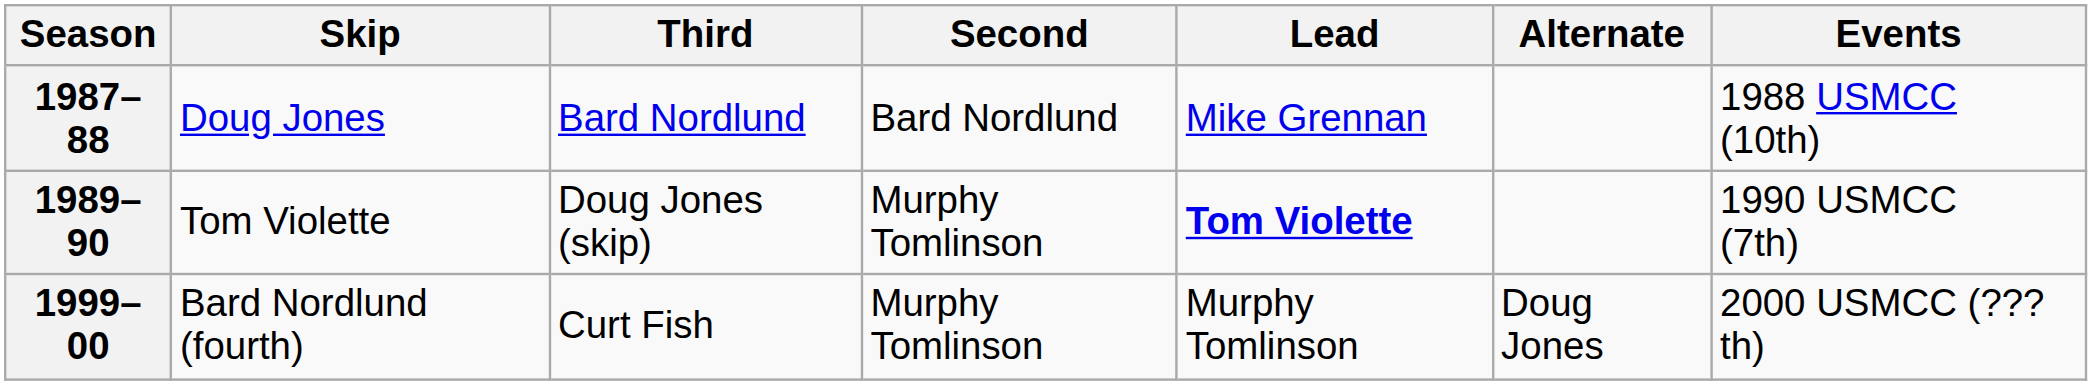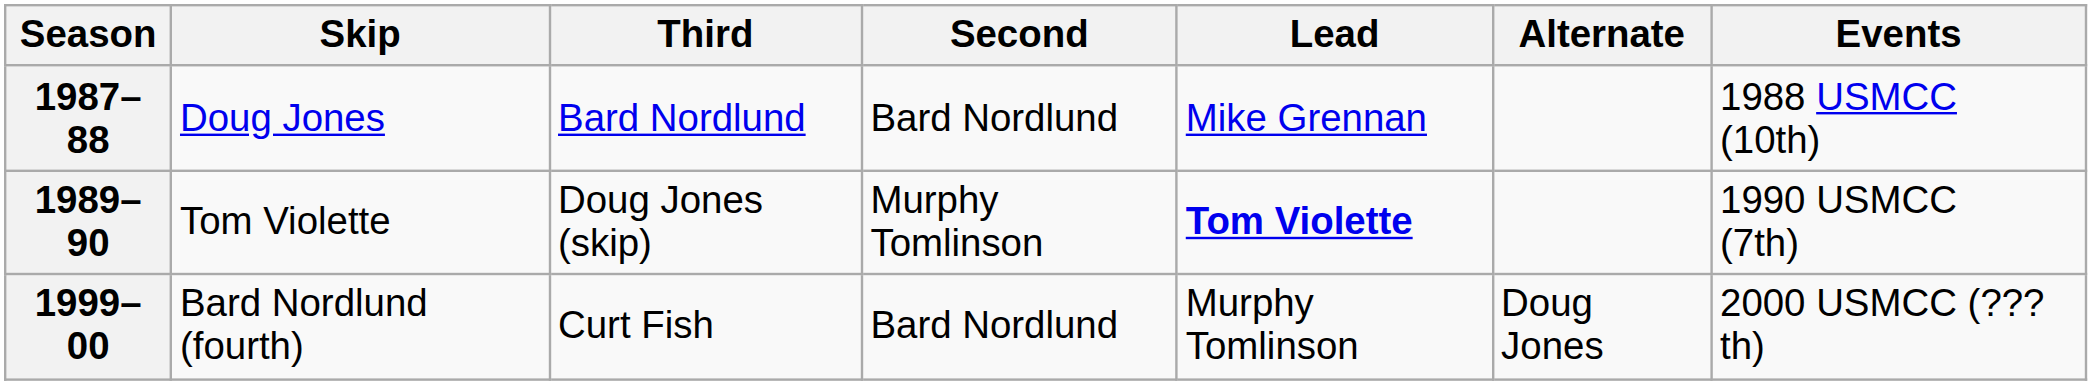(957, 325) Murphy Tomlinson -> (994, 325) Bard Nordlund
